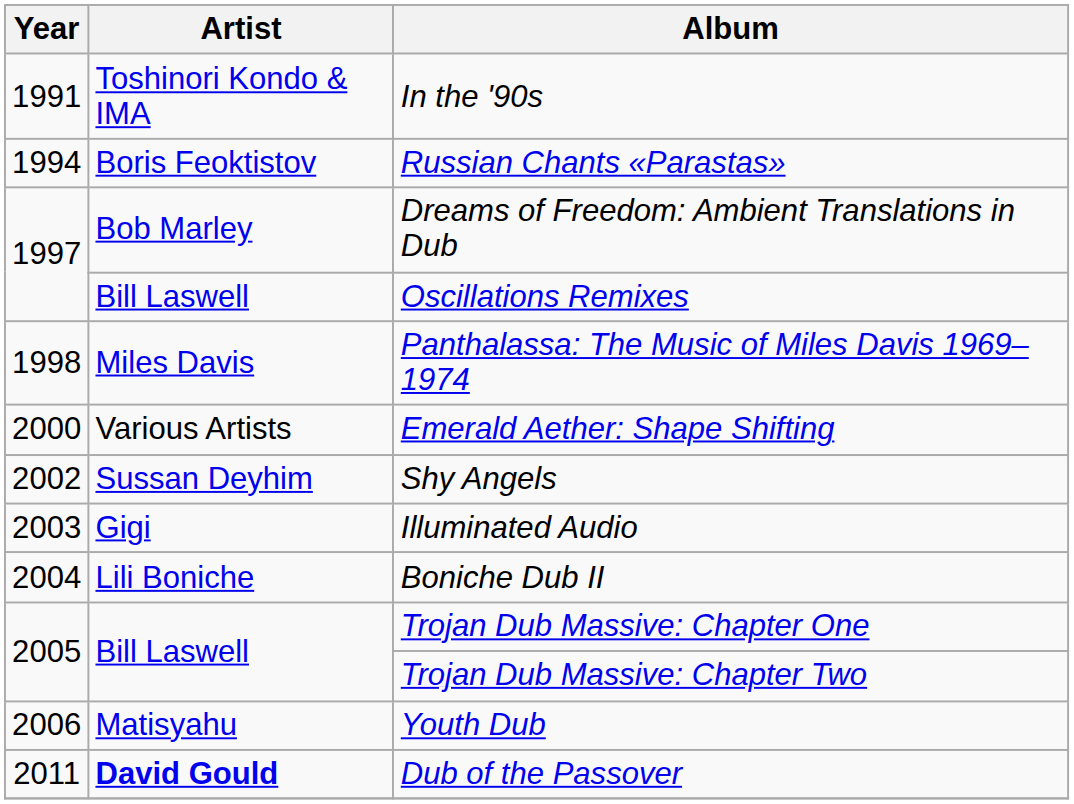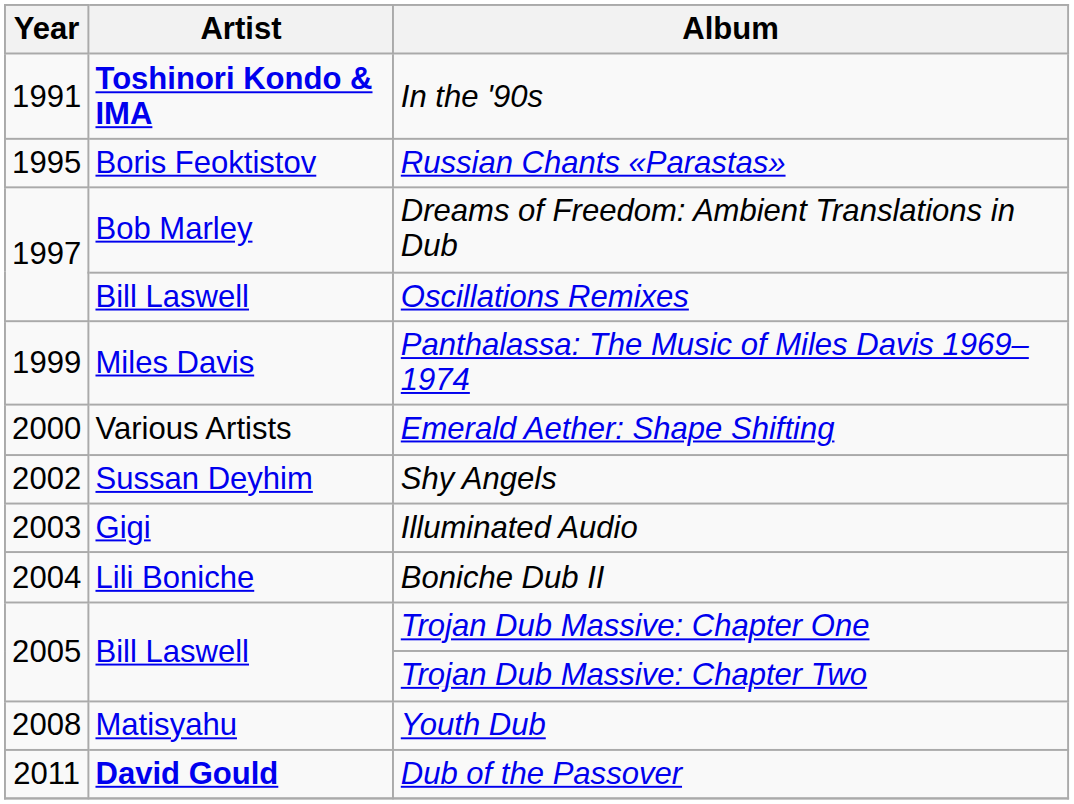(221, 95) normal -> (234, 95) bold
(47, 162) 1994 -> (47, 162) 1995
(47, 362) 1998 -> (47, 362) 1999
(47, 724) 2006 -> (47, 724) 2008
